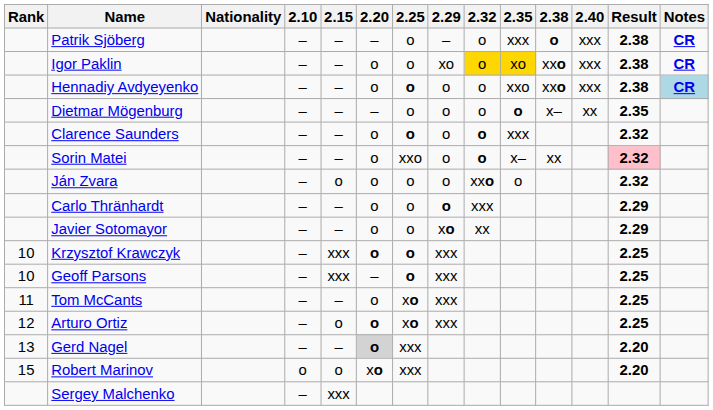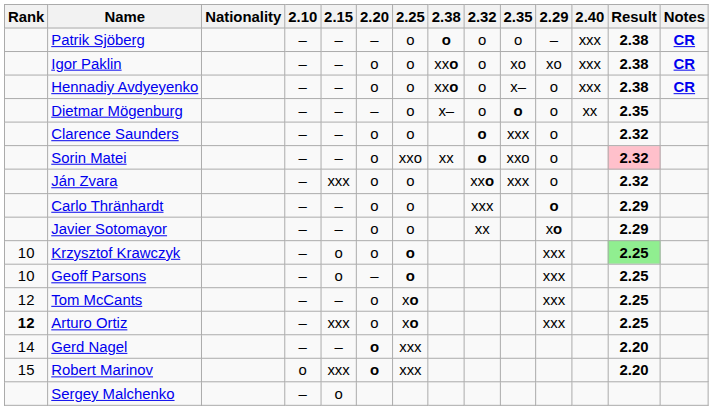columns swapped: (446, 16) <-> (554, 16)
(518, 40) xxx -> (518, 40) o
(482, 64) gold background -> (482, 64) no background
(518, 64) gold background -> (518, 64) no background
(410, 87) bold -> (410, 87) normal
(518, 87) xxo -> (518, 87) x–
(684, 87) lightblue background -> (684, 87) no background
(410, 134) bold -> (410, 134) normal
(518, 158) x– -> (518, 158) xxo
(339, 182) o -> (339, 182) xxx
(518, 182) o -> (518, 182) xxx
(339, 252) xxx -> (339, 252) o
(374, 252) bold -> (374, 252) normal
(634, 252) no background -> (634, 252) lightgreen background
(339, 276) xxx -> (339, 276) o
(26, 299) 11 -> (26, 299) 12
(26, 323) normal -> (26, 323) bold
(339, 323) o -> (339, 323) xxx
(374, 323) bold -> (374, 323) normal
(26, 347) 13 -> (26, 347) 14
(374, 347) lightgrey background -> (374, 347) no background
(339, 370) o -> (339, 370) xxx
(374, 370) xo -> (374, 370) o
(339, 394) xxx -> (339, 394) o
